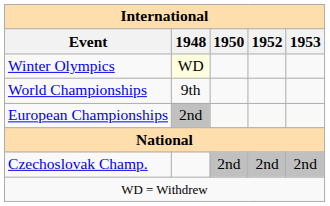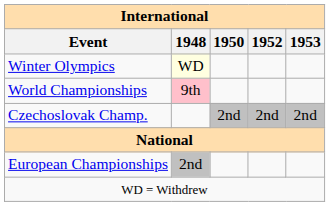(191, 90) no background -> (191, 90) pink background
rows swapped: (88, 115) <-> (78, 164)
